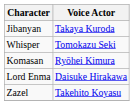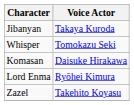(85, 60) Ryōhei Kimura -> (91, 60) Daisuke Hirakawa
(91, 76) Daisuke Hirakawa -> (85, 76) Ryōhei Kimura
